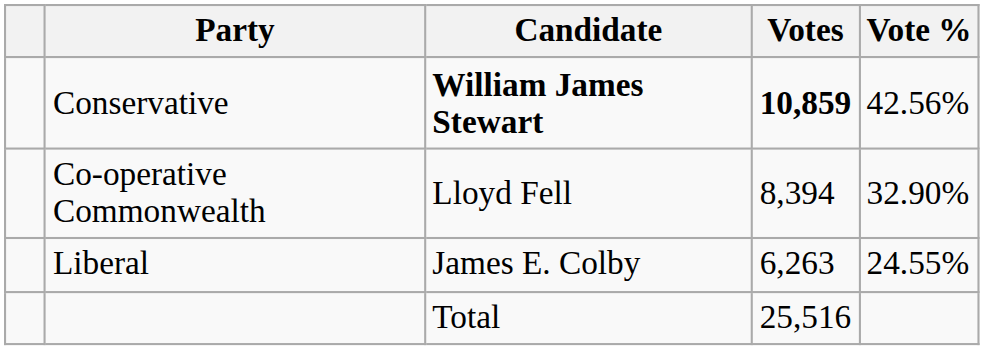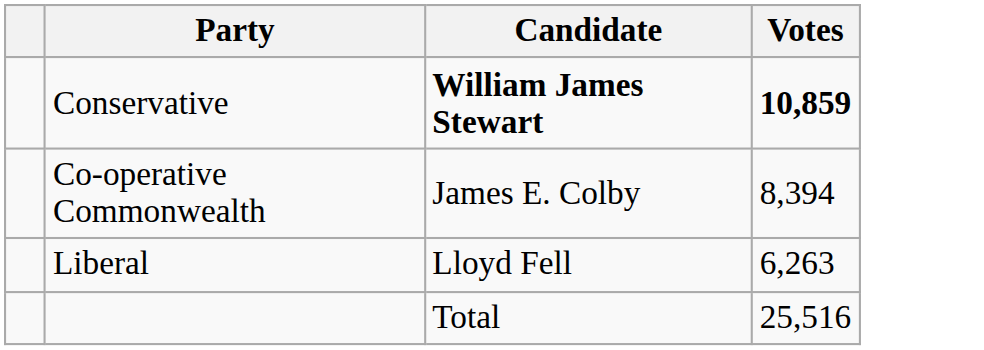- column: (919, 30)
(502, 192) Lloyd Fell -> (536, 192) James E. Colby
(536, 264) James E. Colby -> (502, 264) Lloyd Fell
